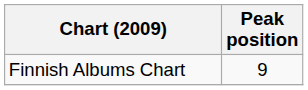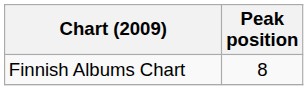(262, 69) 9 -> (262, 69) 8
